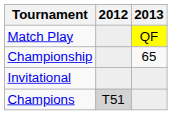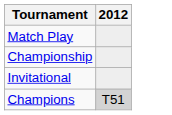- column: (149, 15)
